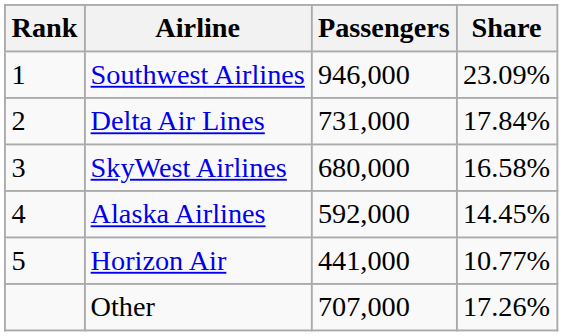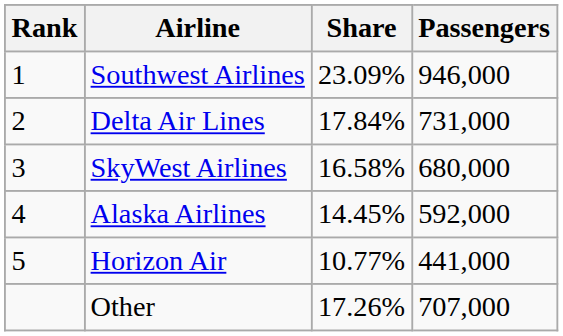columns swapped: (384, 27) <-> (507, 27)
